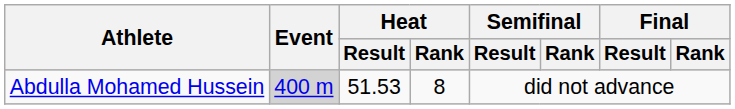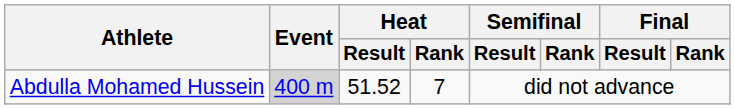(374, 87) 51.53 -> (374, 87) 51.52
(439, 87) 8 -> (439, 87) 7
